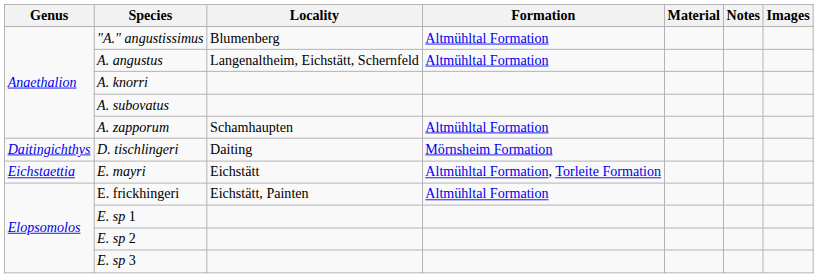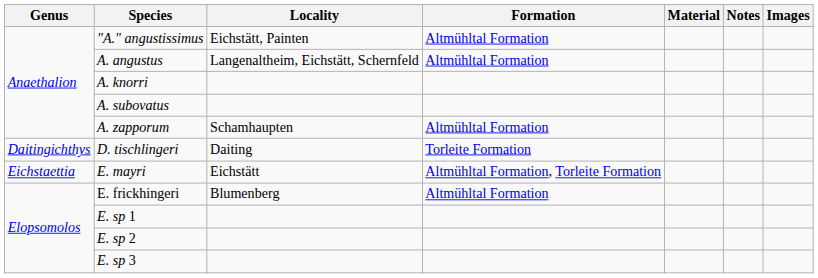(245, 37) Blumenberg -> (259, 37) Eichstätt, Painten
(489, 149) Mörnsheim Formation -> (478, 149) Torleite Formation
(259, 194) Eichstätt, Painten -> (245, 194) Blumenberg
